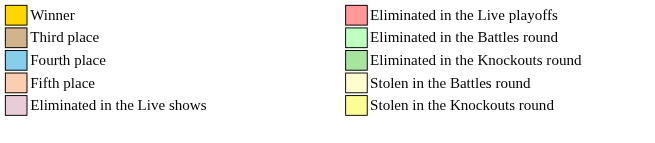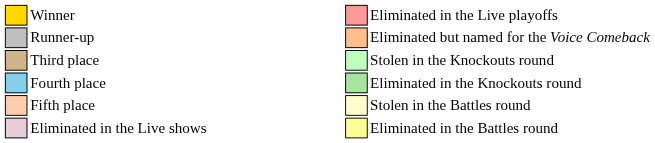+ row: (62, 37)
(464, 37) Eliminated in the Battles round -> (462, 60) Stolen in the Knockouts round
(462, 105) Stolen in the Knockouts round -> (464, 128) Eliminated in the Battles round
